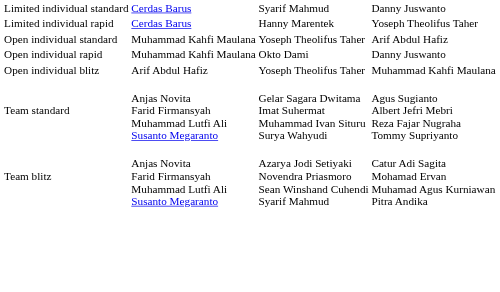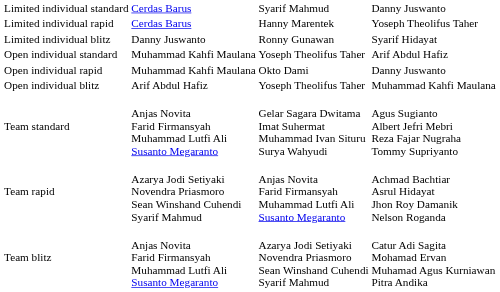+ row: (57, 39)
+ row: (29, 191)
